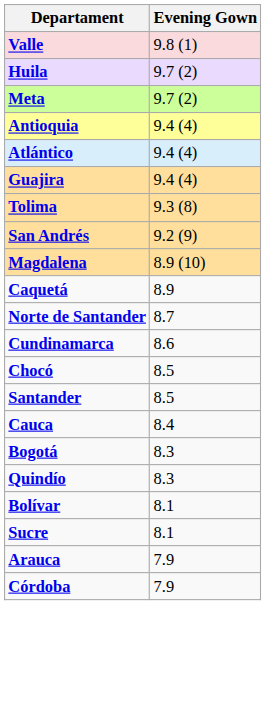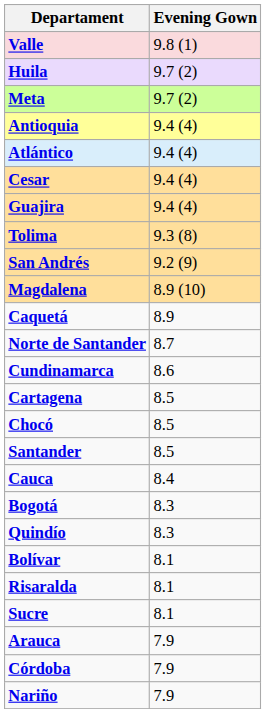+ row: (29, 180)
+ row: (45, 397)
+ row: (43, 586)
+ row: (33, 694)
